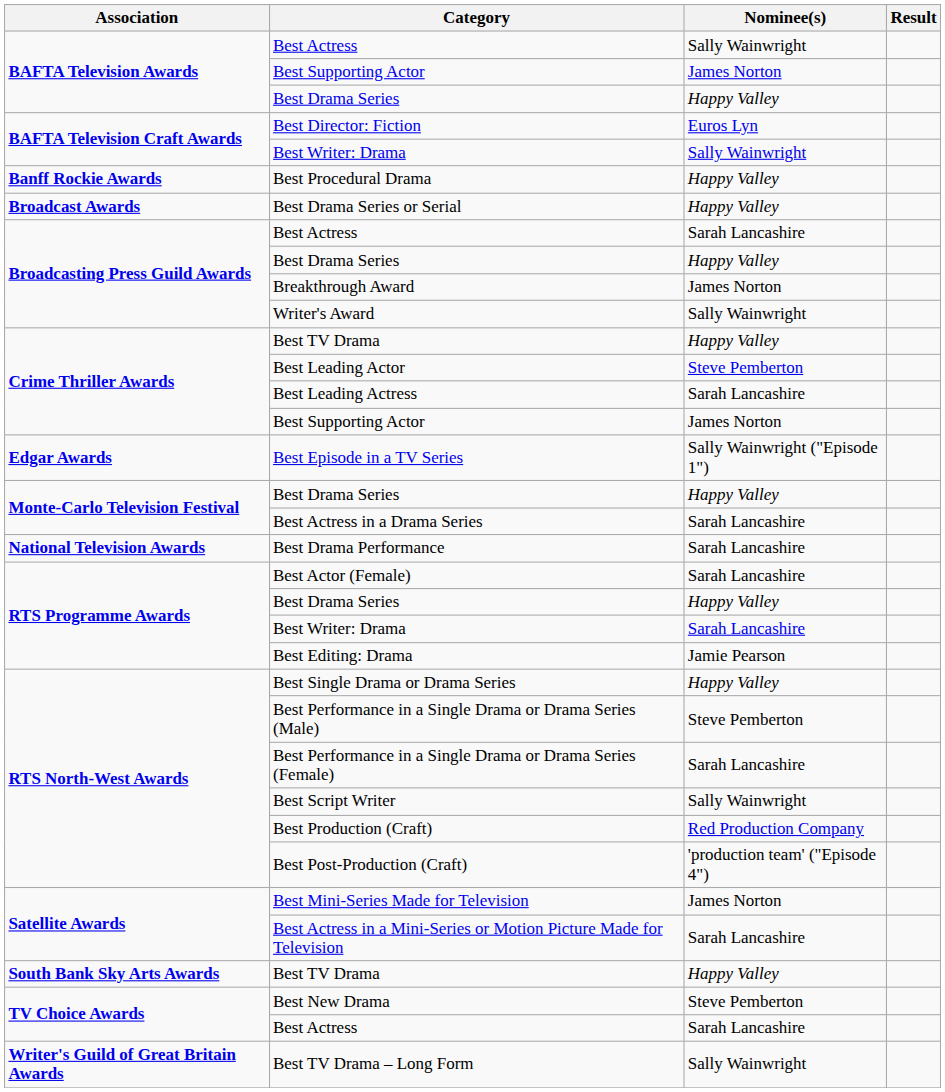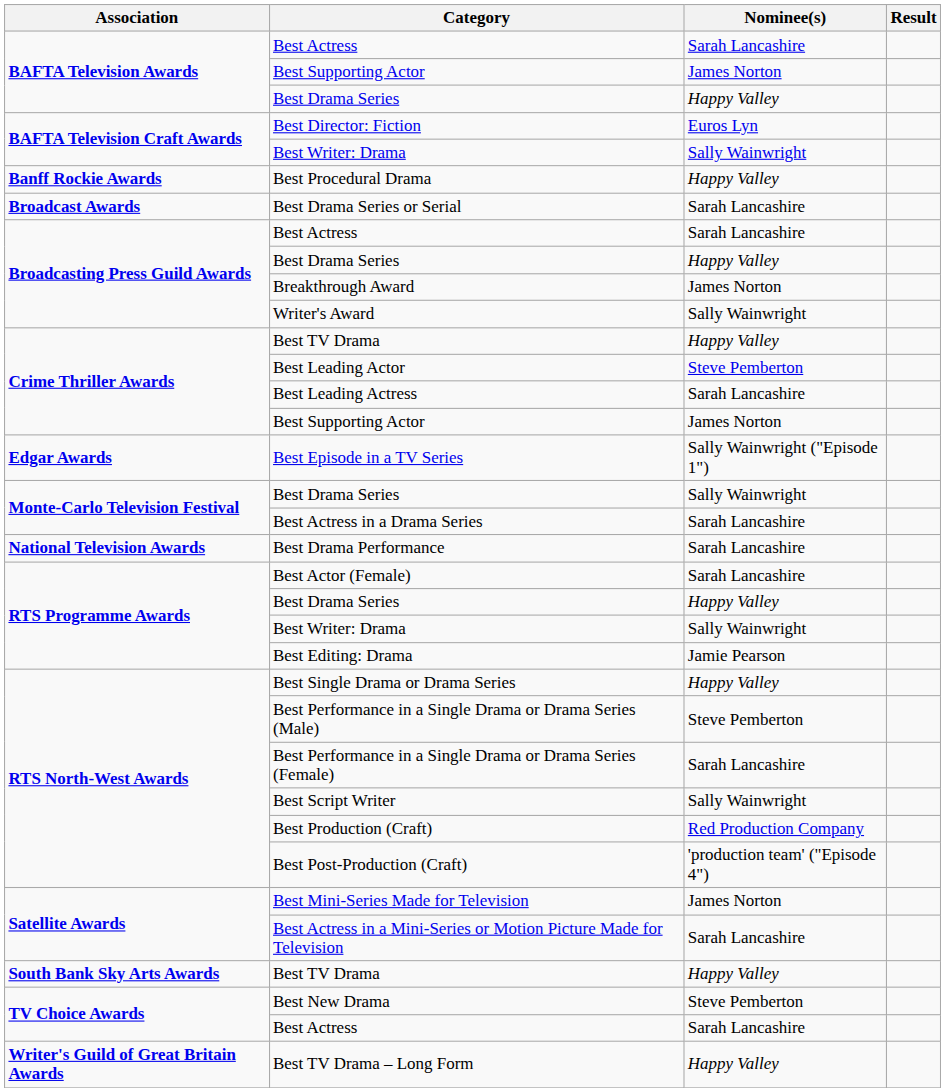(747, 44) Sally Wainwright -> (746, 44) Sarah Lancashire
(733, 206) Happy Valley -> (746, 206) Sarah Lancashire
(733, 494) Happy Valley -> (747, 494) Sally Wainwright
(746, 628) Sarah Lancashire -> (747, 628) Sally Wainwright
(747, 1064) Sally Wainwright -> (733, 1064) Happy Valley
